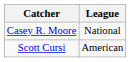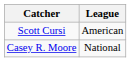rows swapped: (42, 31) <-> (42, 48)
